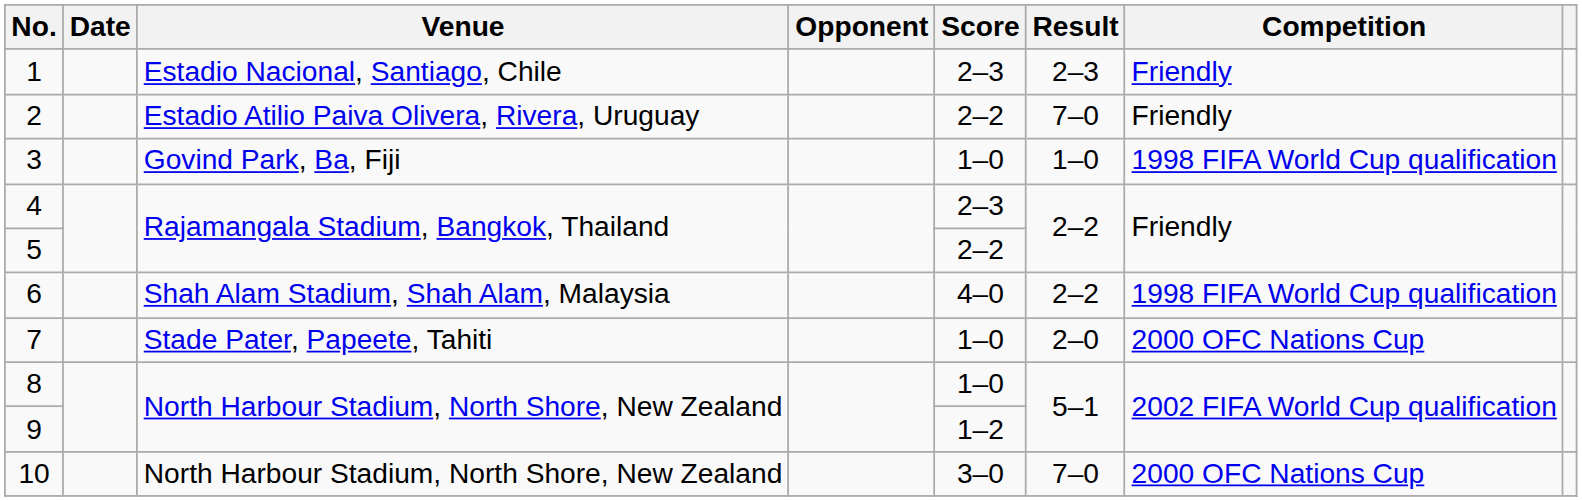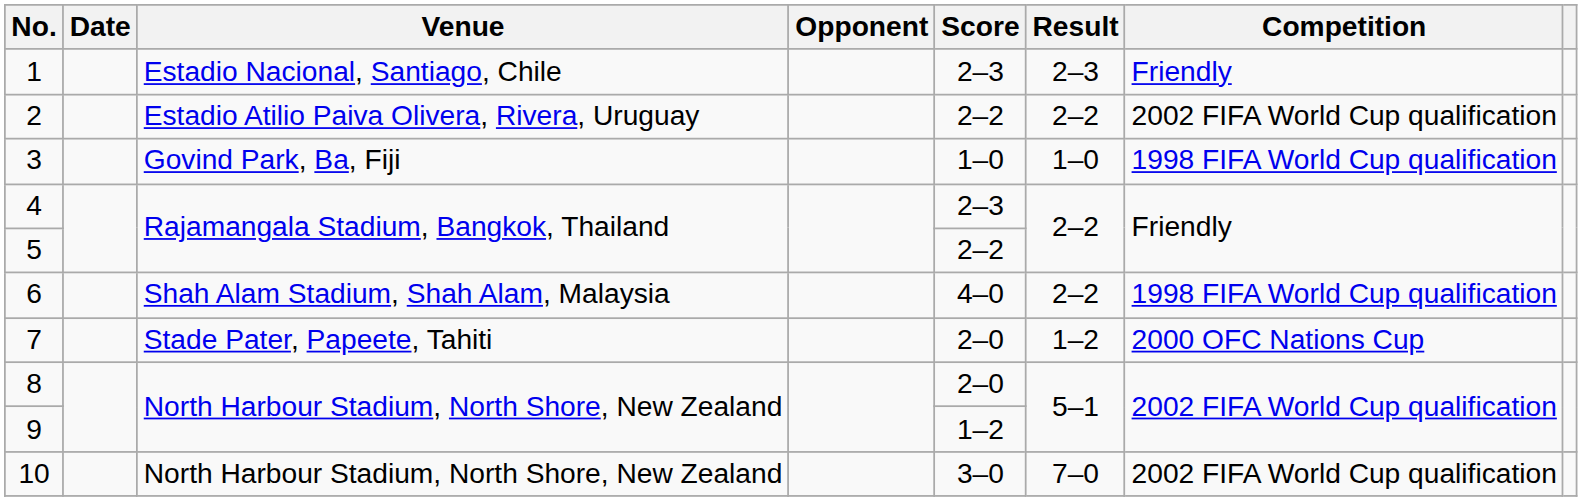(1076, 116) 7–0 -> (1076, 116) 2–2
(1182, 116) Friendly -> (1344, 116) 2002 FIFA World Cup qualification
(980, 339) 1–0 -> (980, 339) 2–0
(1076, 339) 2–0 -> (1076, 339) 1–2
(980, 384) 1–0 -> (980, 384) 2–0
(1278, 473) 2000 OFC Nations Cup -> (1344, 473) 2002 FIFA World Cup qualification
